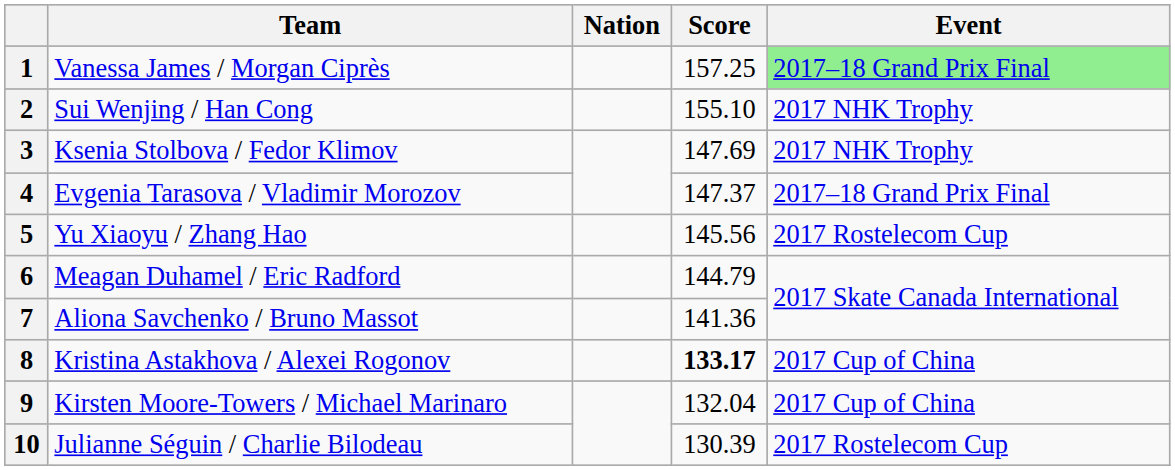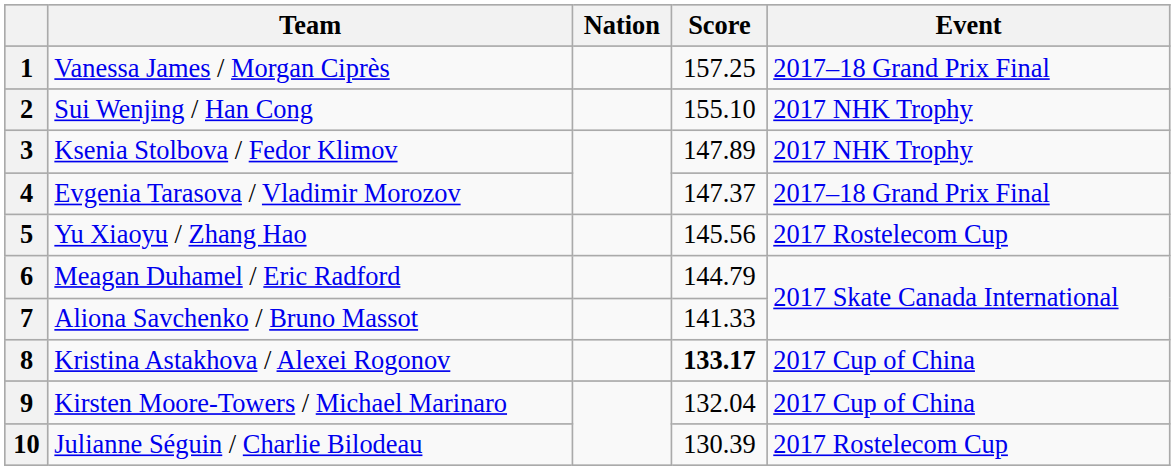(911, 67) lightgreen background -> (911, 67) no background
(719, 151) 147.69 -> (719, 151) 147.89
(719, 318) 141.36 -> (719, 318) 141.33
